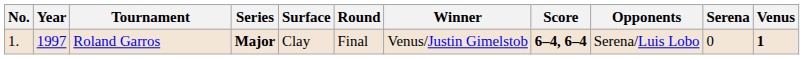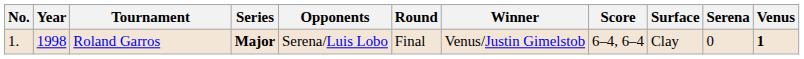columns swapped: (306, 17) <-> (647, 17)
(52, 41) 1997 -> (52, 41) 1998
(561, 41) bold -> (618, 41) normal
